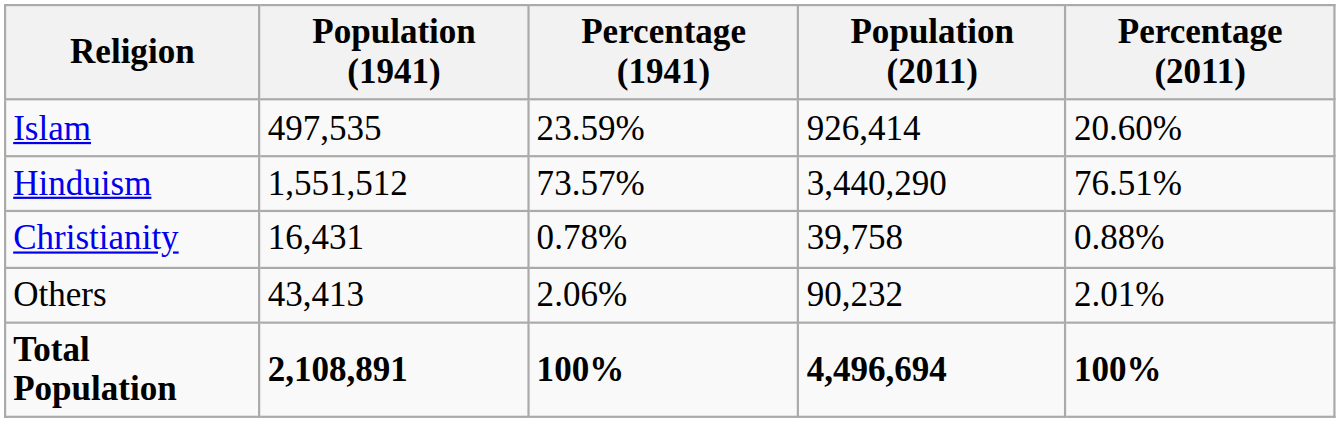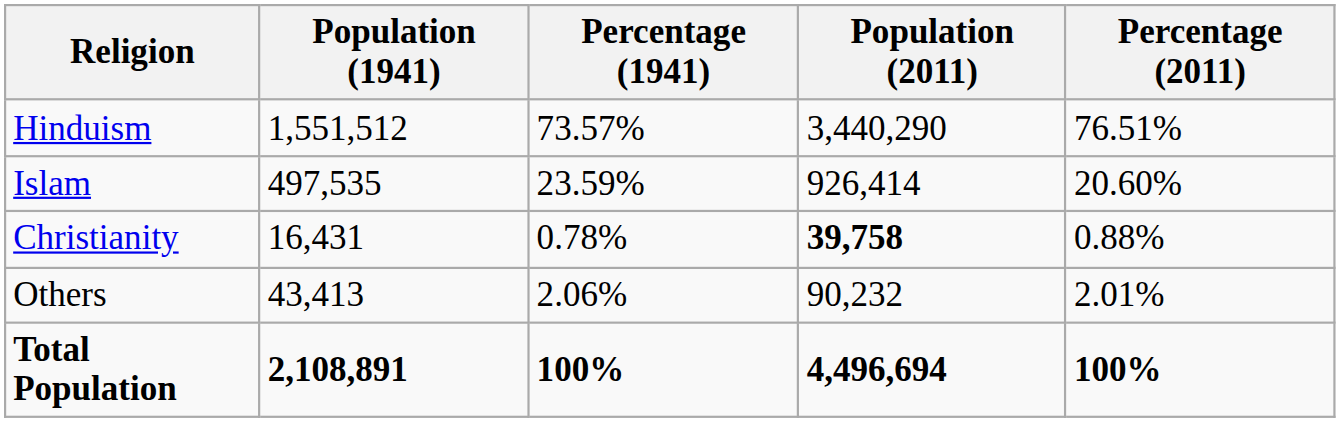rows swapped: (82, 182) <-> (52, 127)
(855, 238) normal -> (855, 238) bold
